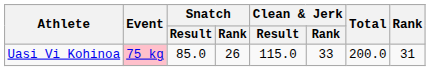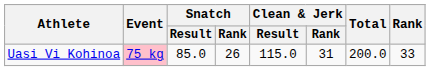(326, 54) 33 -> (326, 54) 31
(407, 54) 31 -> (407, 54) 33
